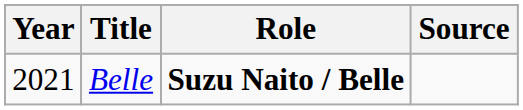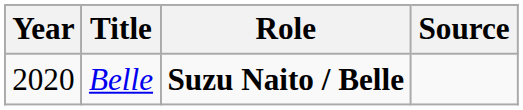(43, 78) 2021 -> (43, 78) 2020
